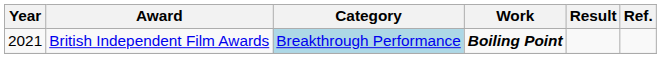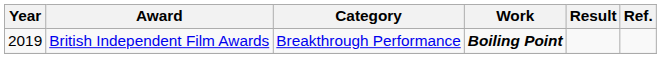(25, 41) 2021 -> (25, 41) 2019
(369, 41) lightblue background -> (369, 41) no background
